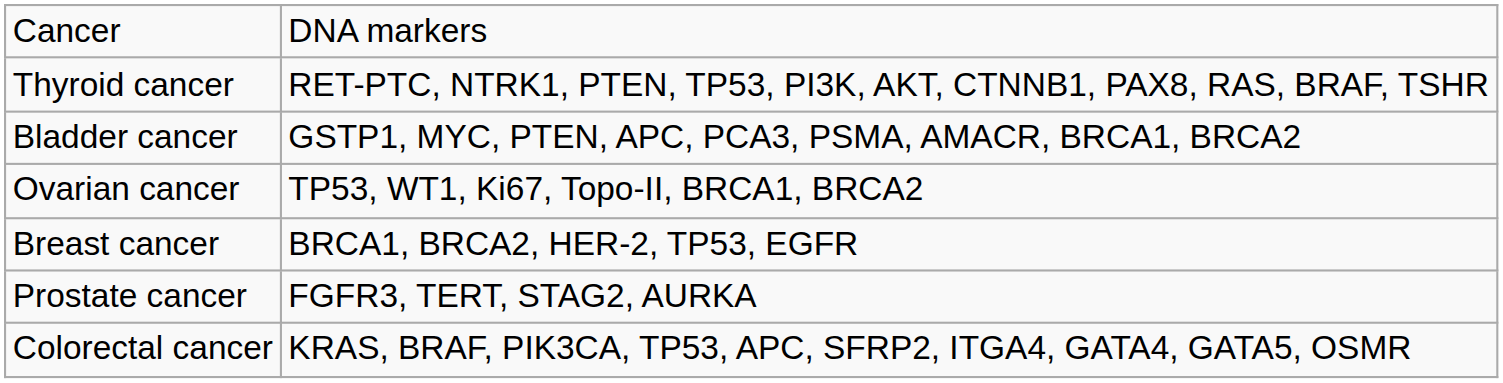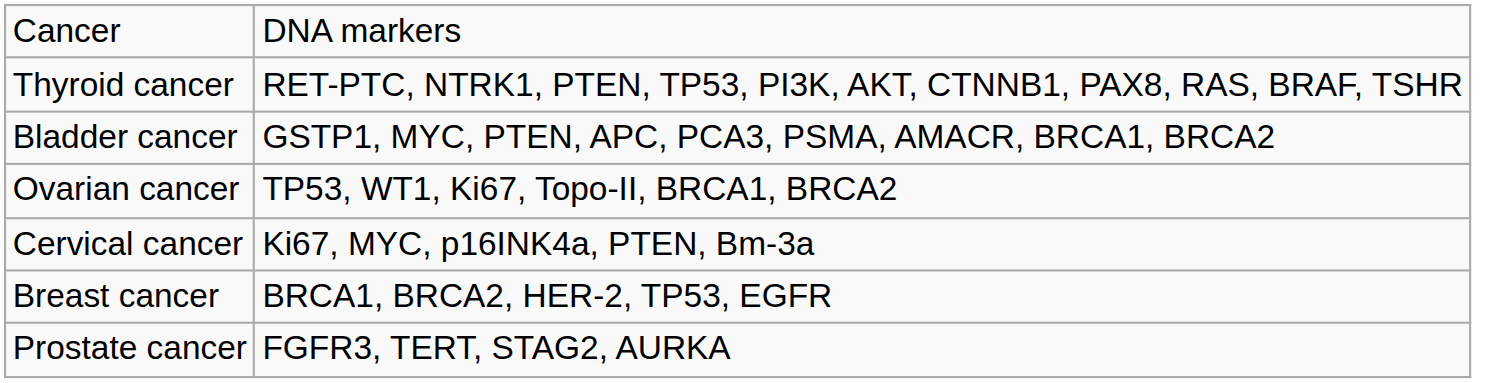+ row: (128, 243)
- row: (143, 349)
